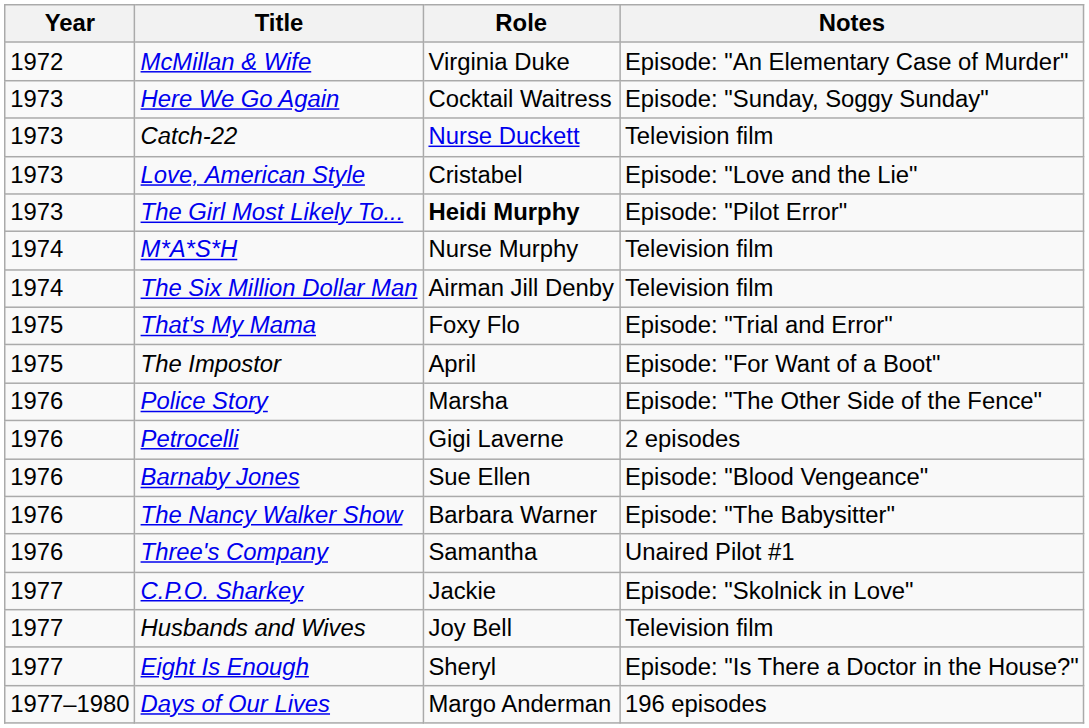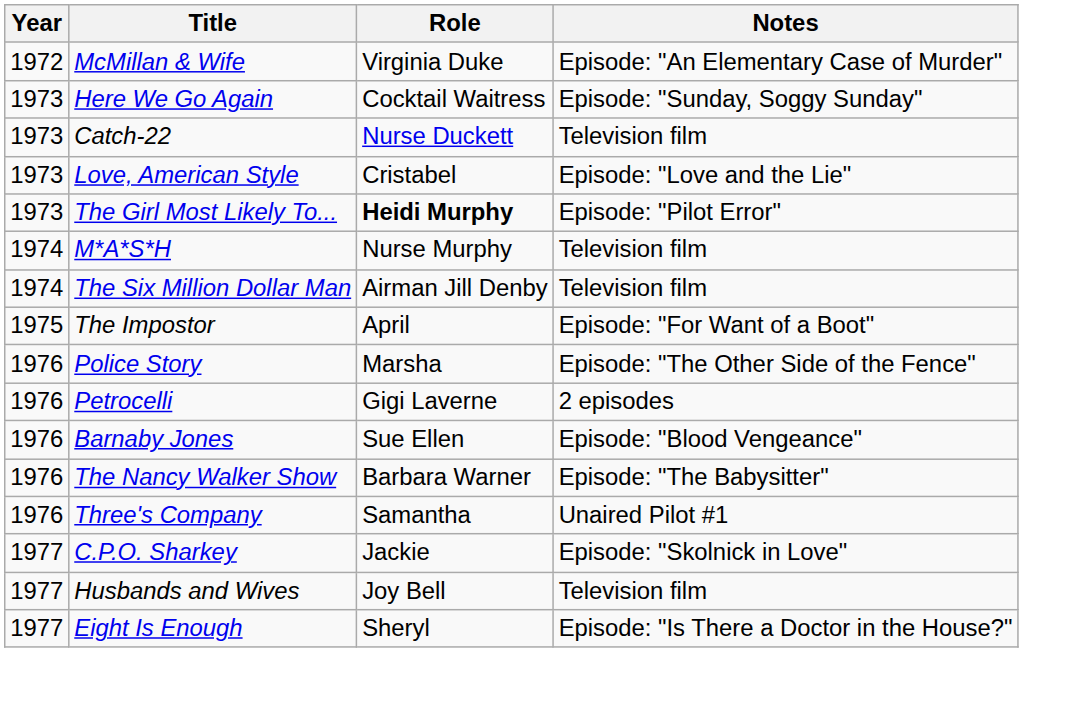- row: (228, 325)
- row: (235, 703)
